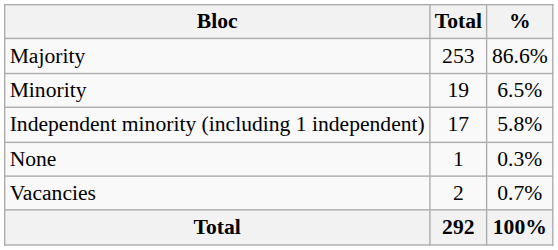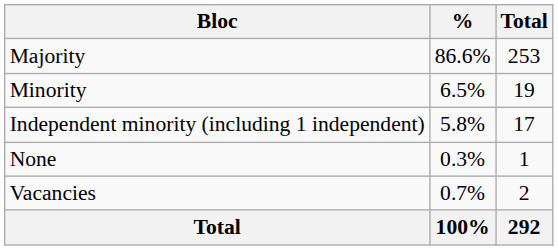columns swapped: (458, 21) <-> (520, 21)
